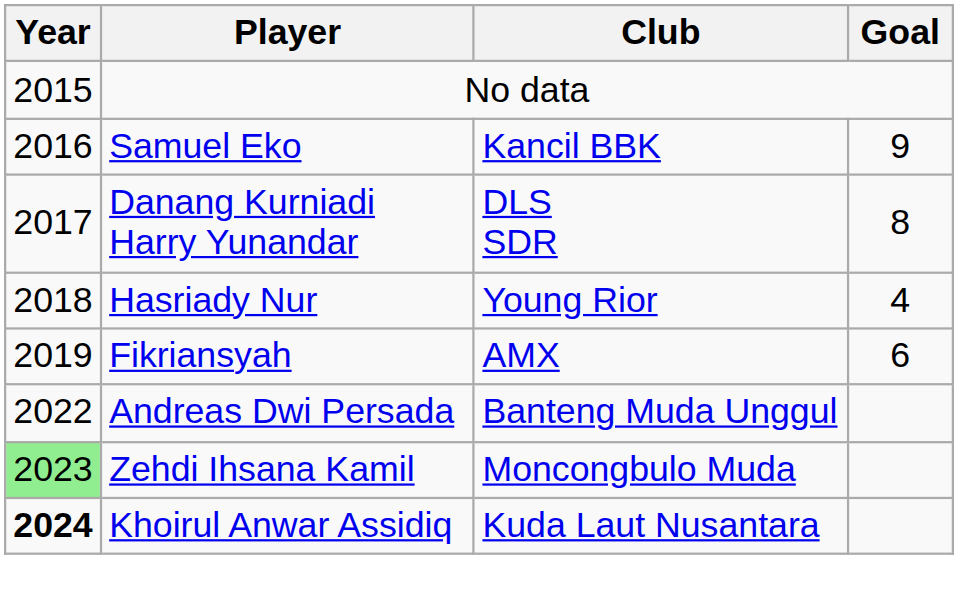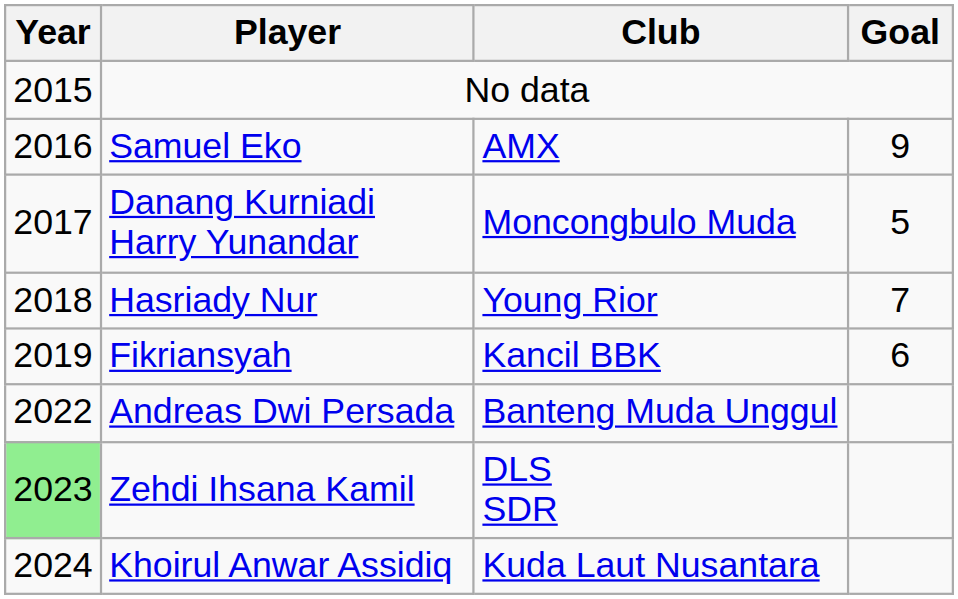(572, 145) Kancil BBK -> (521, 145) AMX
(520, 222) DLS SDR -> (639, 222) Moncongbulo Muda
(900, 222) 8 -> (900, 222) 5
(900, 299) 4 -> (900, 299) 7
(521, 355) AMX -> (572, 355) Kancil BBK
(639, 469) Moncongbulo Muda -> (520, 489) DLS SDR
(53, 525) bold -> (53, 565) normal
